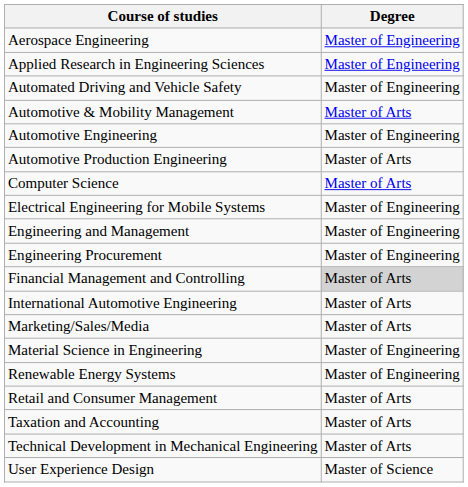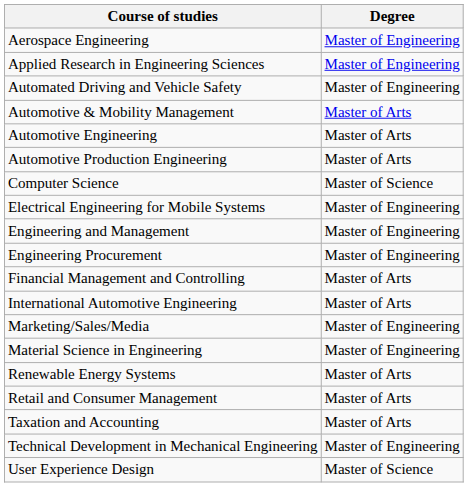(392, 135) Master of Engineering -> (368, 135) Master of Arts
(368, 183) Master of Arts -> (379, 183) Master of Science
(368, 278) lightgrey background -> (368, 278) no background
(368, 326) Master of Arts -> (392, 326) Master of Engineering
(392, 374) Master of Engineering -> (368, 374) Master of Arts
(368, 445) Master of Arts -> (392, 445) Master of Engineering
